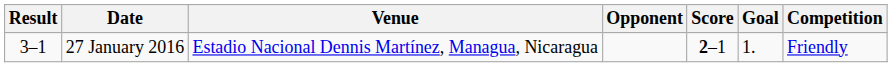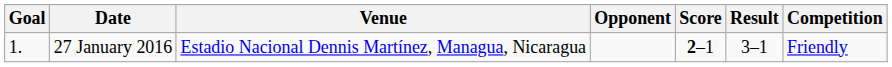columns swapped: (760, 18) <-> (33, 18)
